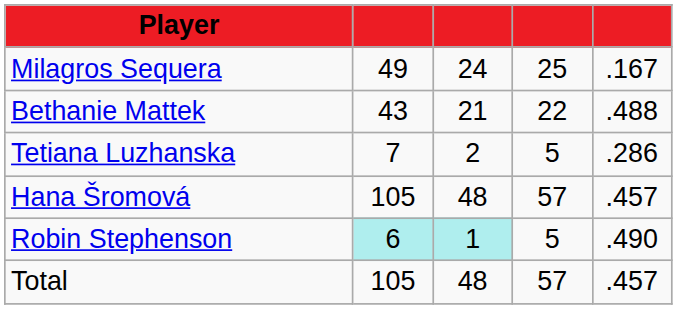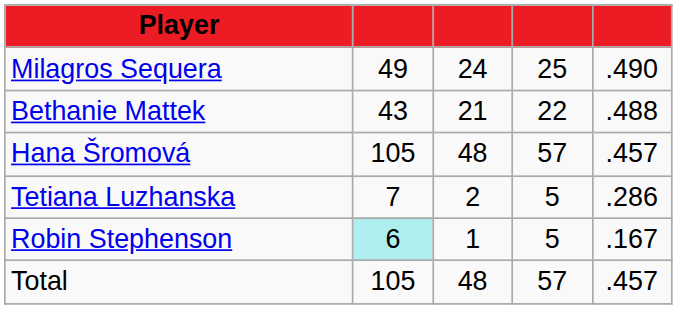(632, 68) .167 -> (632, 68) .490
rows swapped: (101, 196) <-> (123, 153)
(473, 238) paleturquoise background -> (473, 238) no background
(632, 238) .490 -> (632, 238) .167
